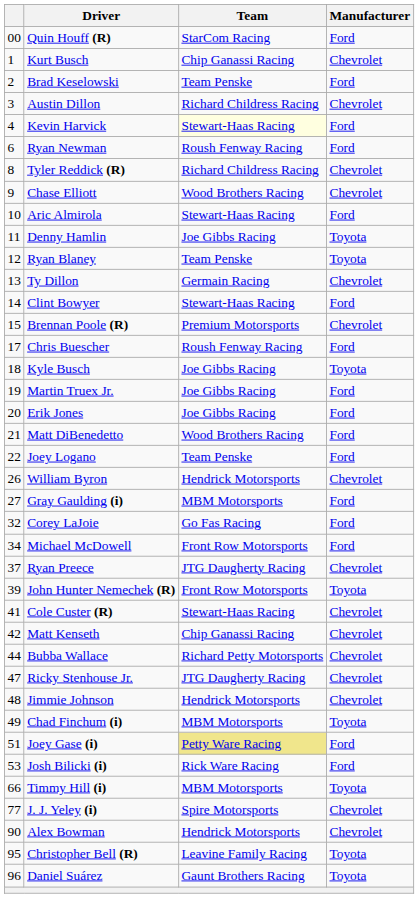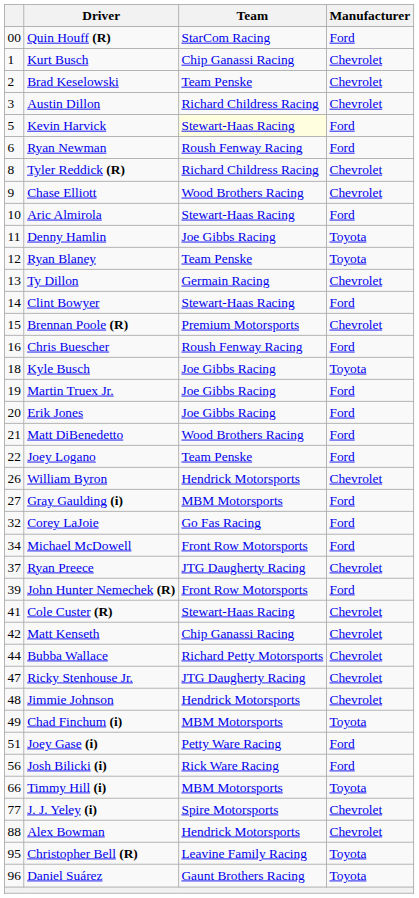(342, 81) Ford -> (356, 81) Chevrolet
(11, 125) 4 -> (11, 125) 5
(14, 346) 17 -> (14, 346) 16
(348, 589) Toyota -> (342, 589) Ford
(231, 743) khaki background -> (231, 743) no background
(14, 765) 53 -> (14, 765) 56
(14, 831) 90 -> (14, 831) 88
